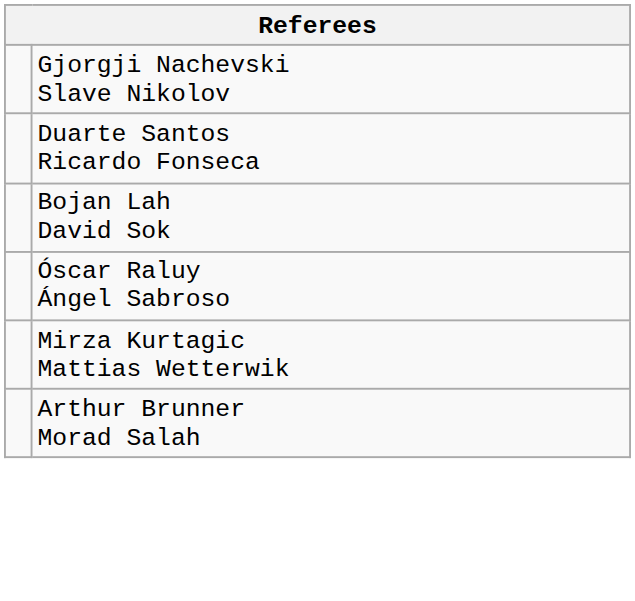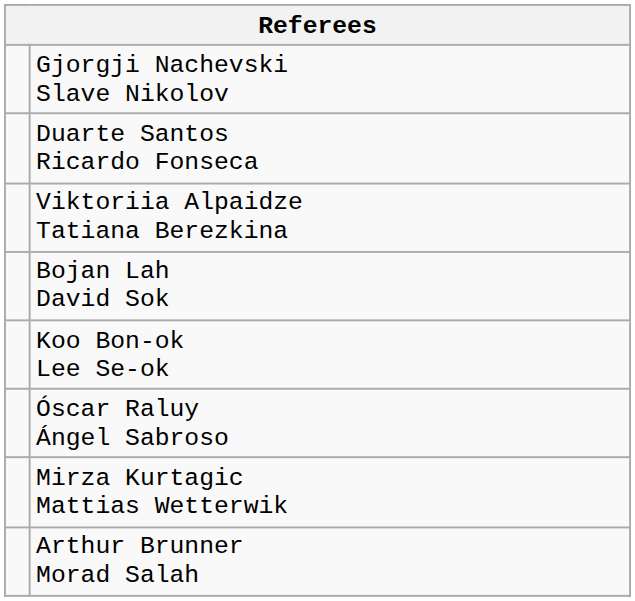+ row: (170, 217)
+ row: (110, 355)
